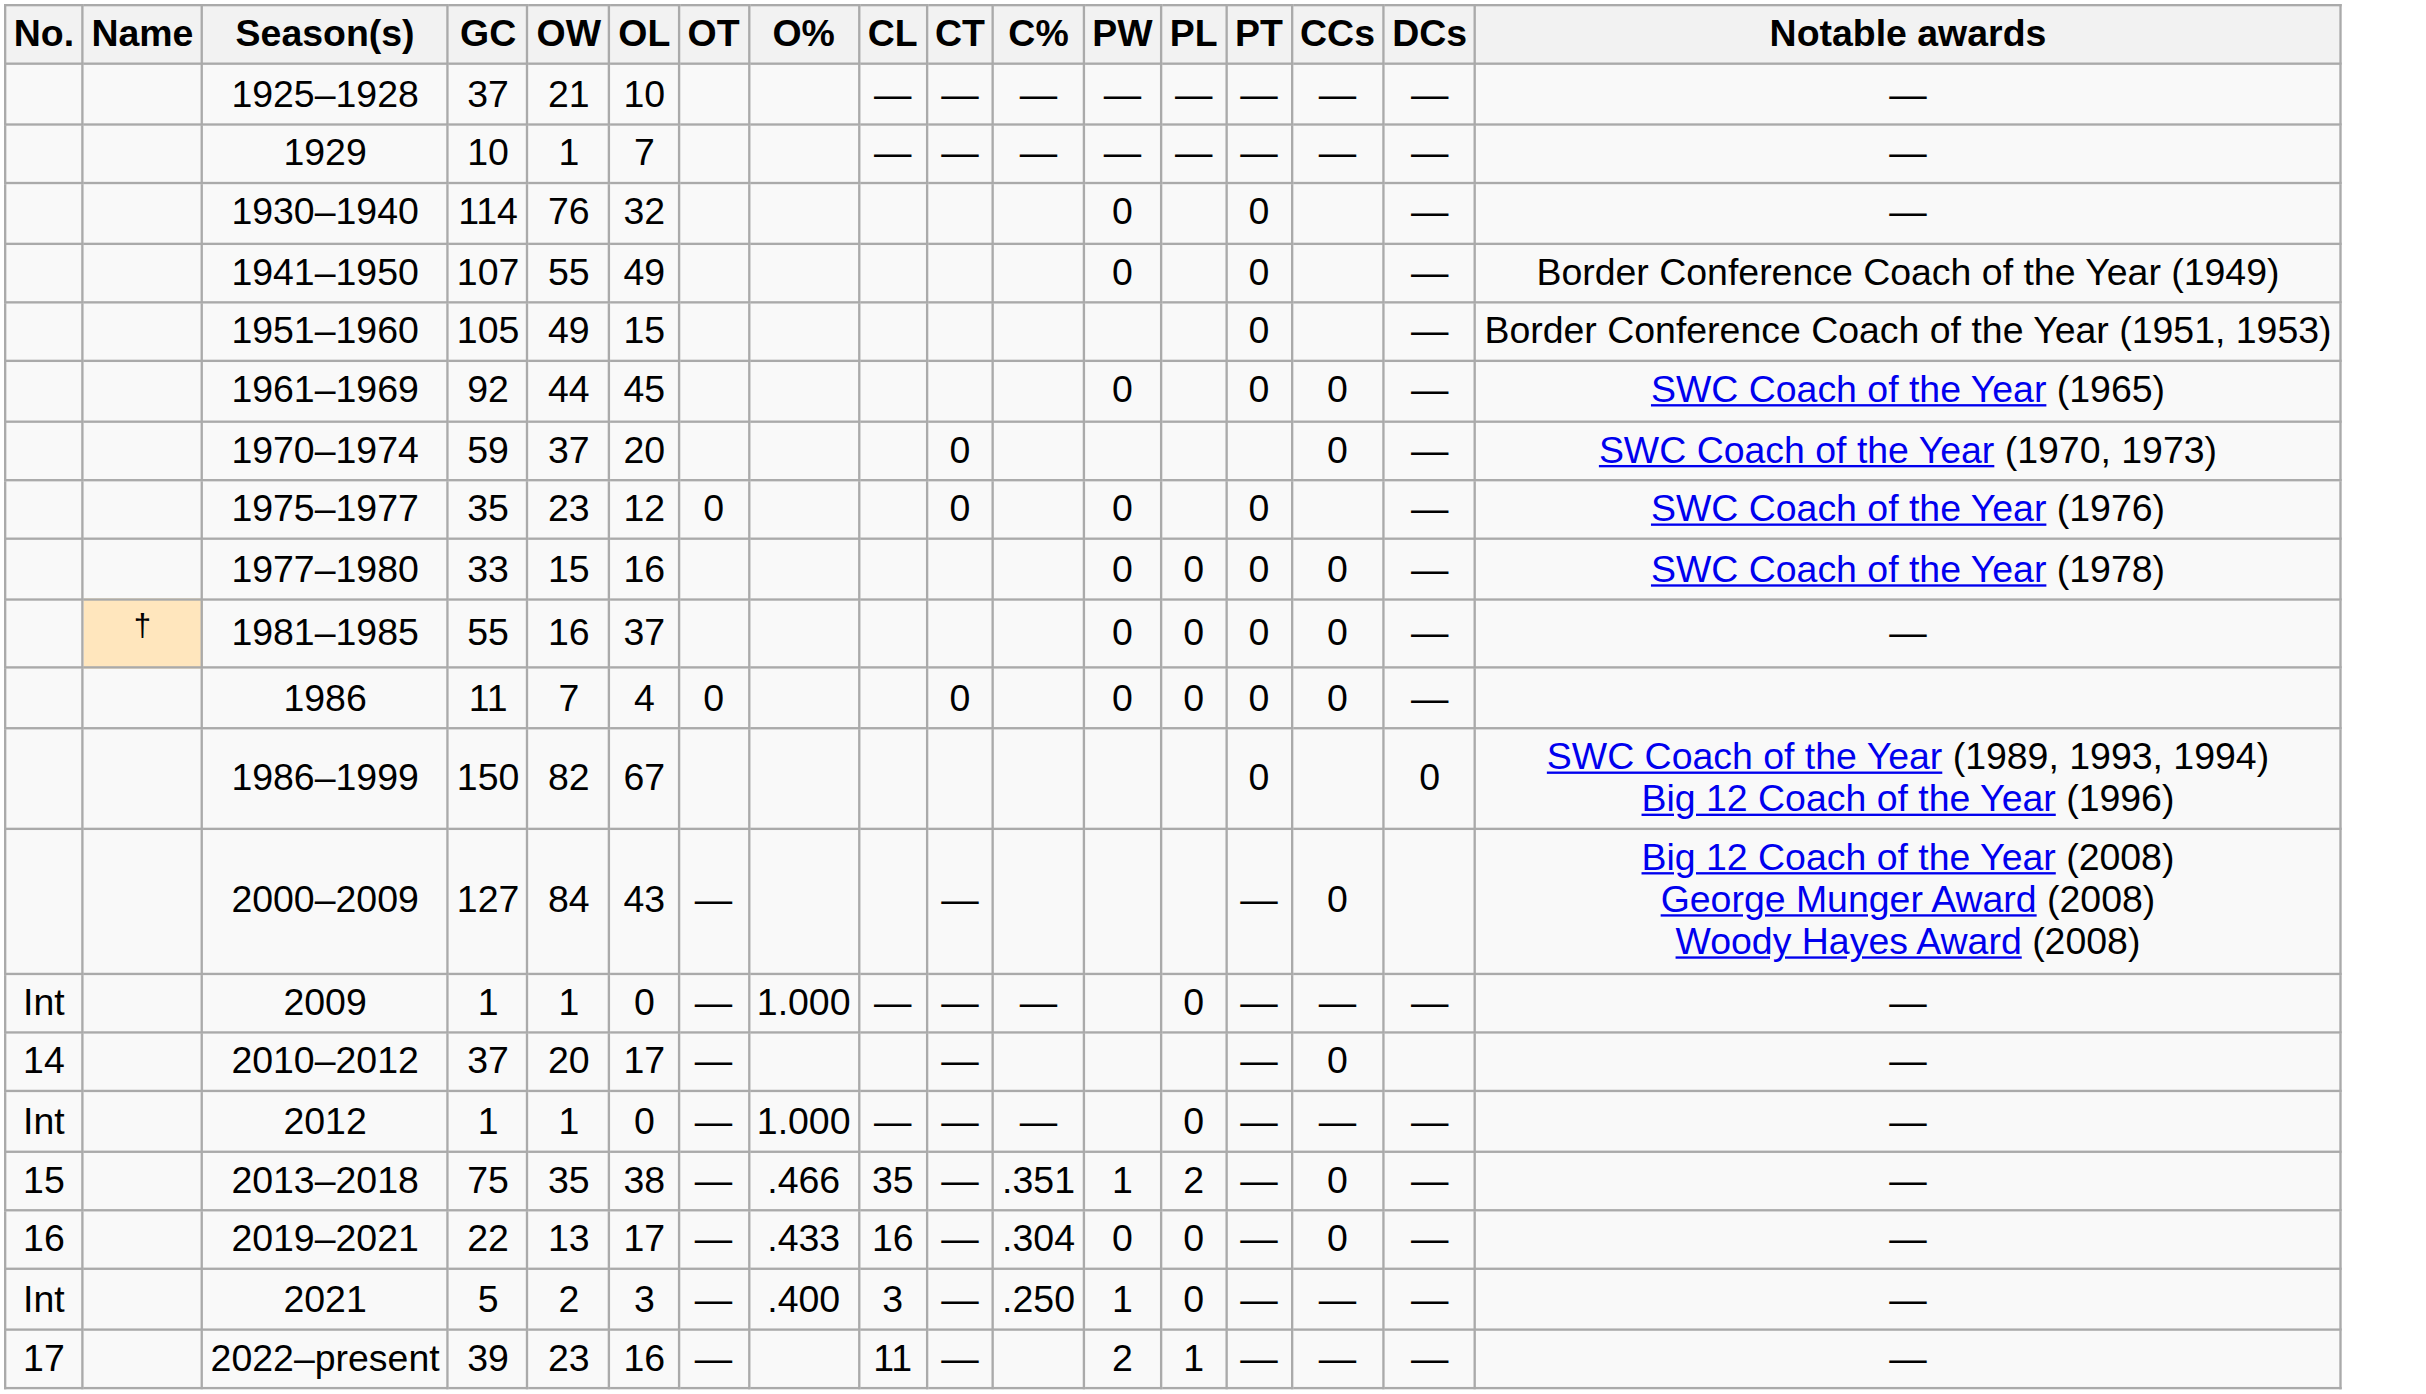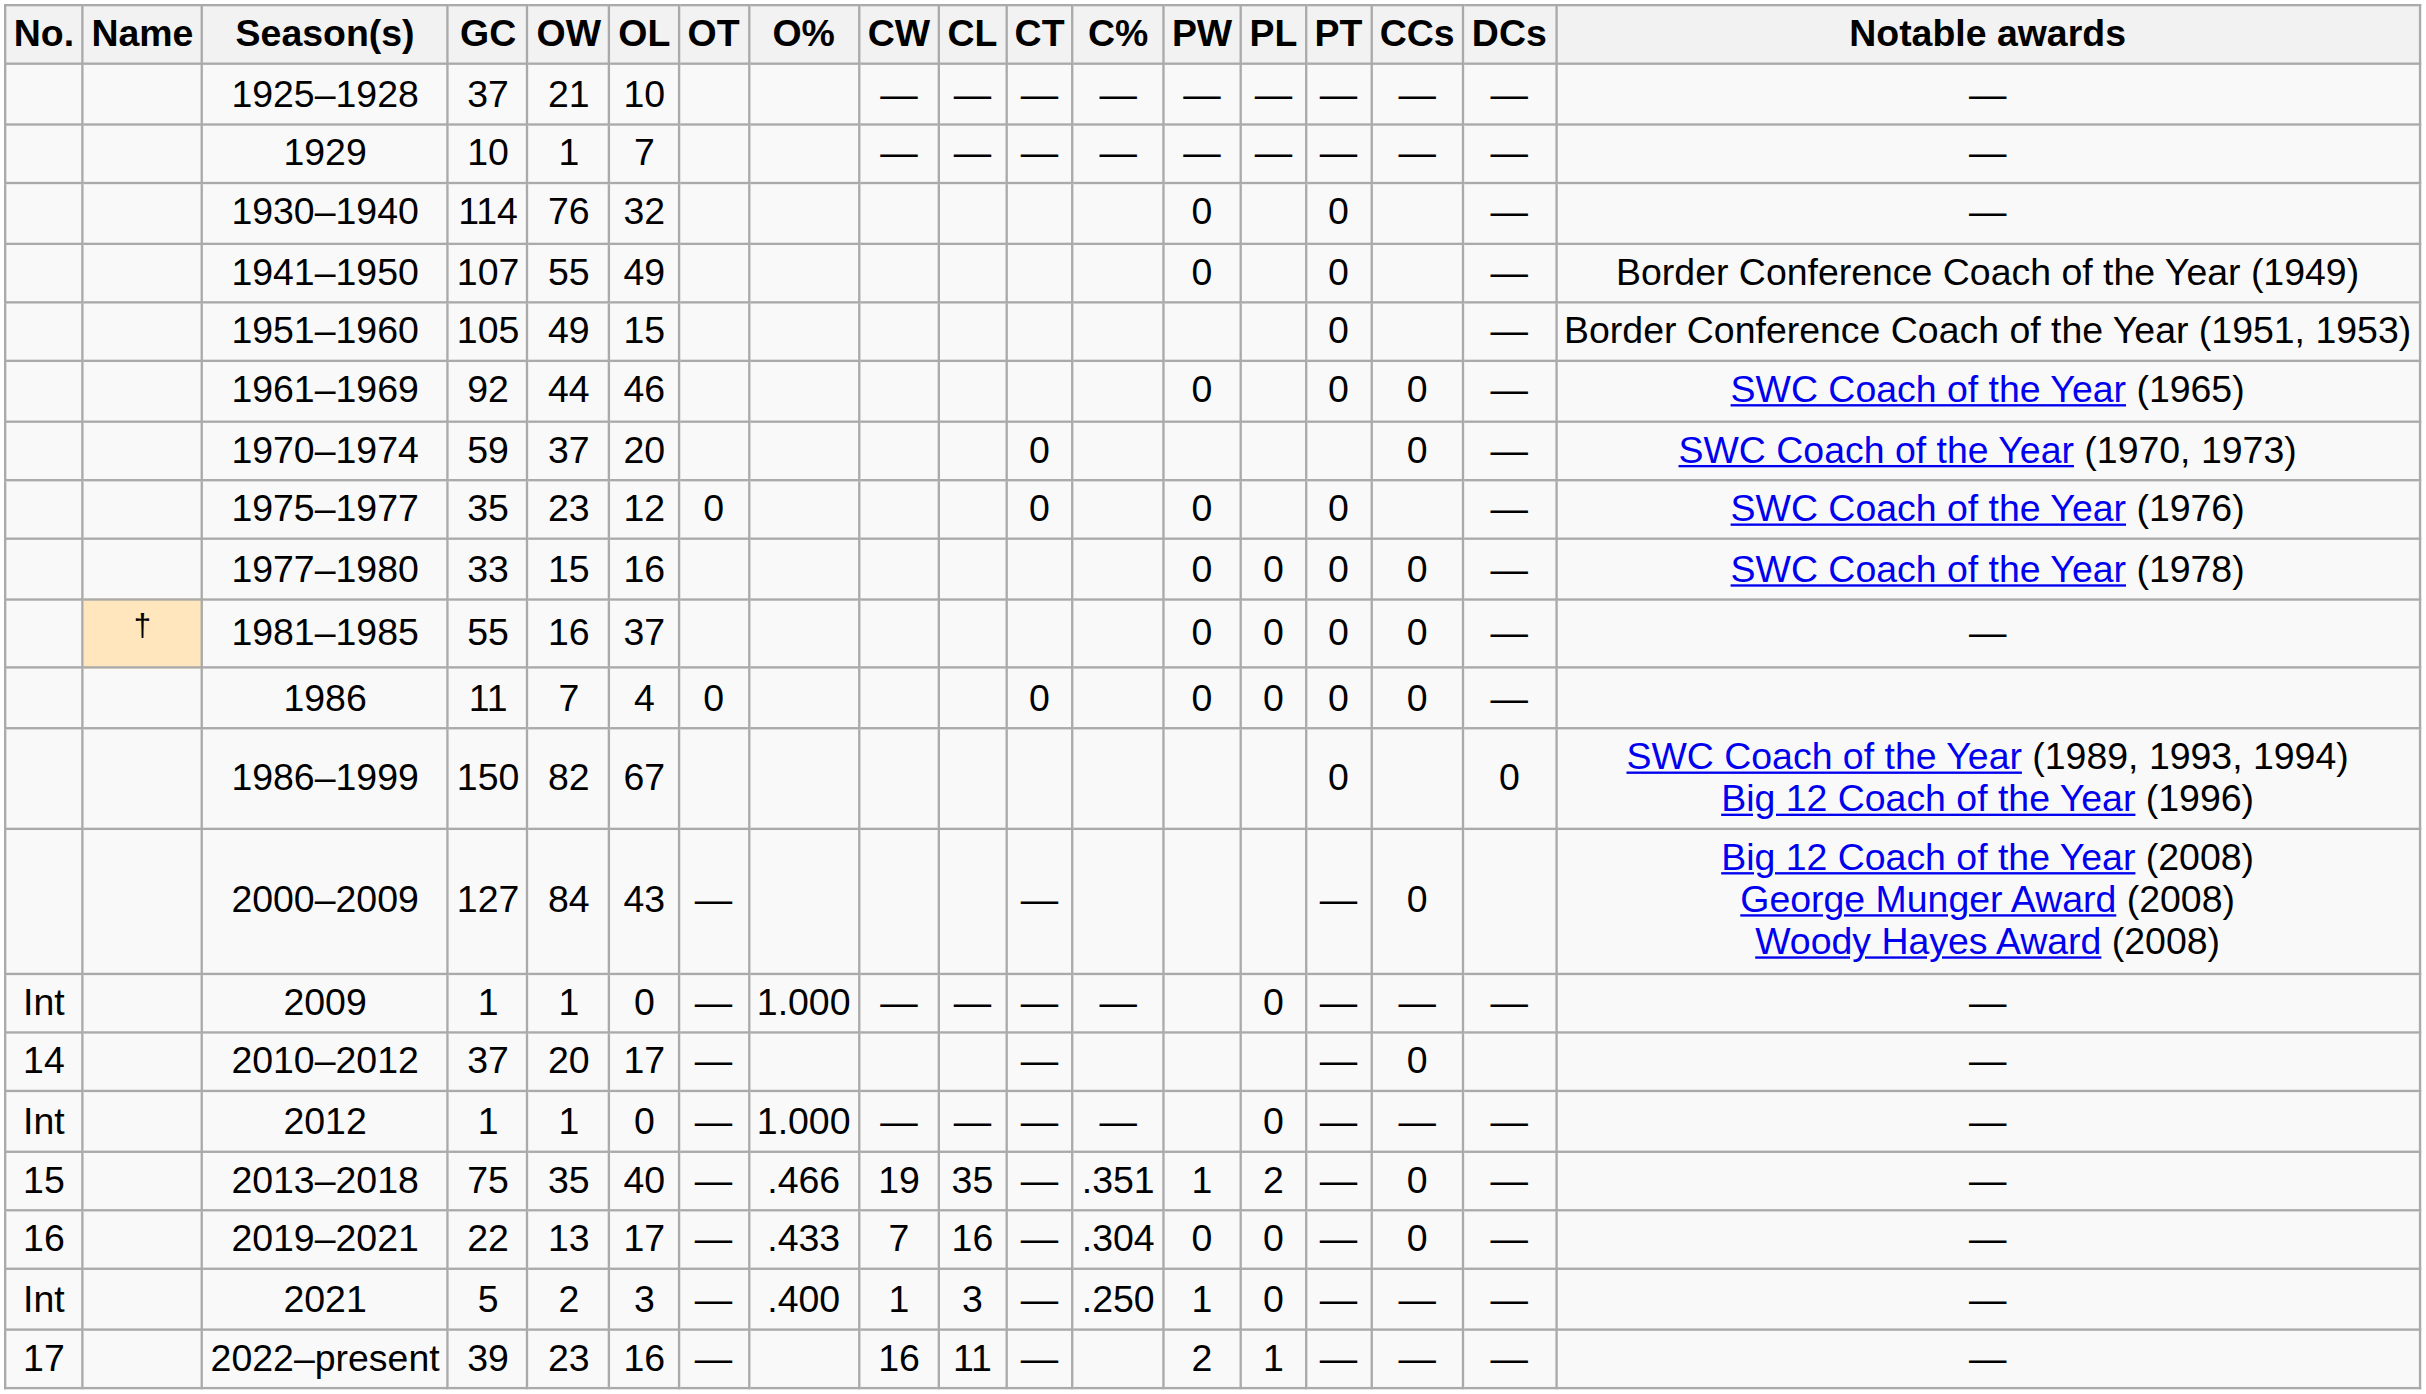+ column: (899, 34)
(644, 390) 45 -> (644, 390) 46
(644, 1180) 38 -> (644, 1180) 40
